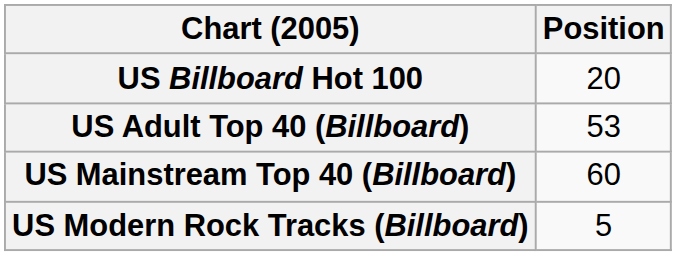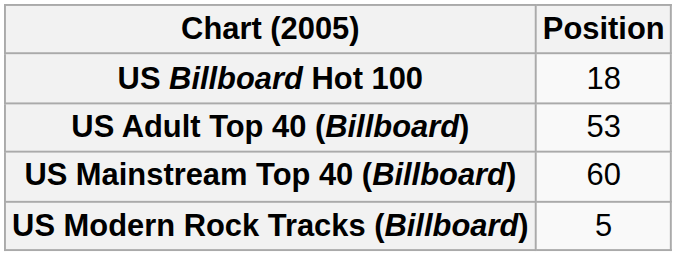(604, 77) 20 -> (604, 77) 18
